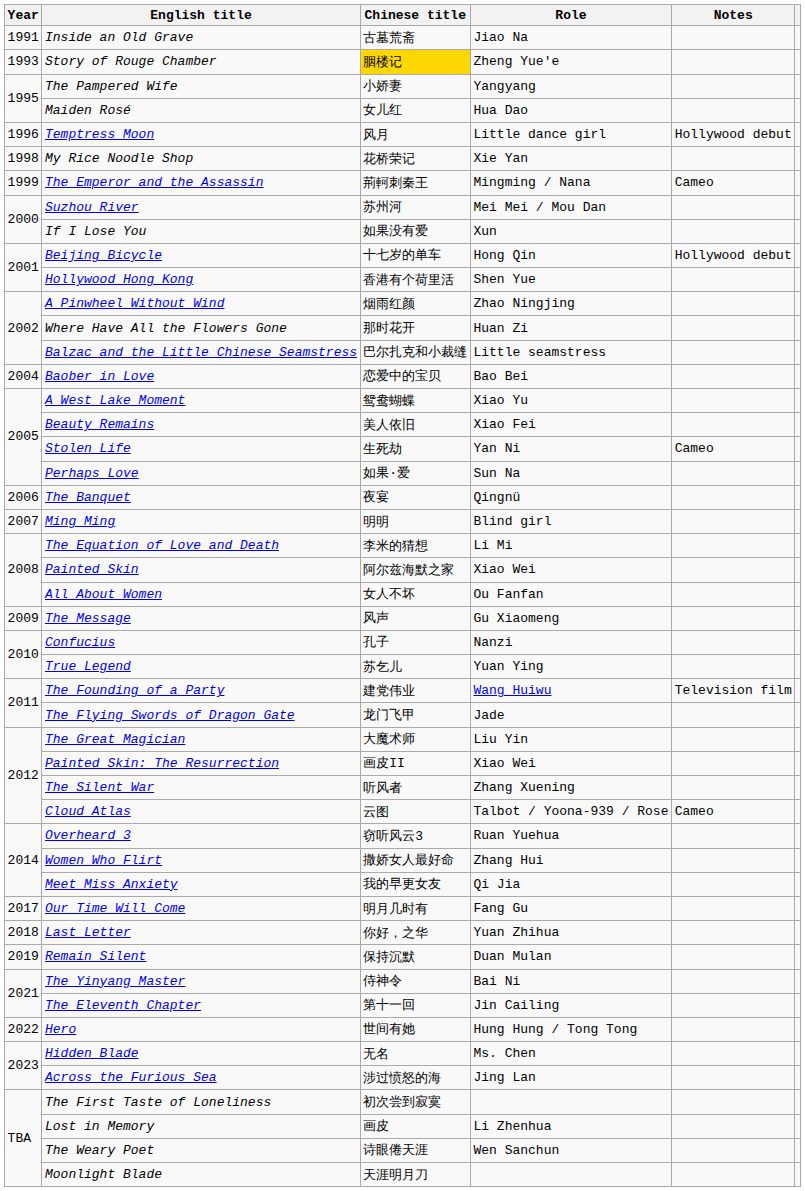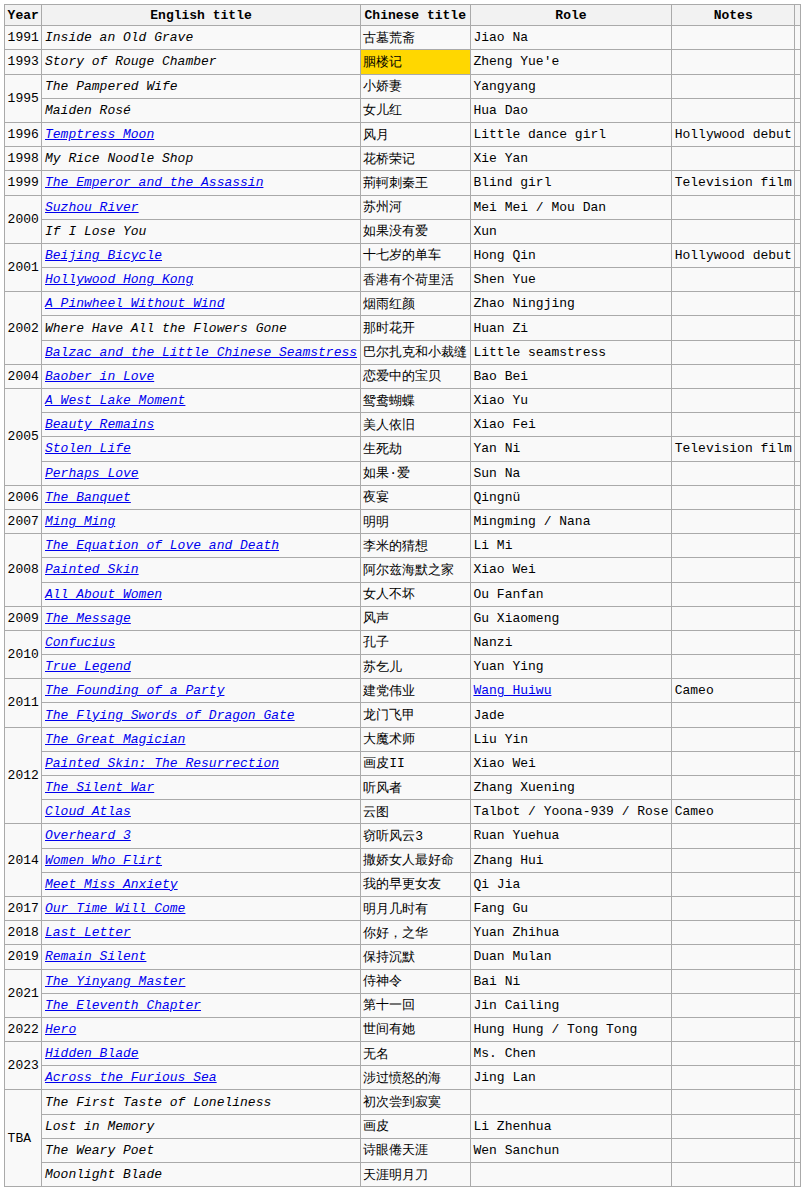(532, 183) Mingming / Nana -> (512, 183) Blind girl
(694, 183) Cameo -> (733, 183) Television film
(694, 449) Cameo -> (733, 449) Television film
(512, 522) Blind girl -> (532, 522) Mingming / Nana
(733, 691) Television film -> (694, 691) Cameo
